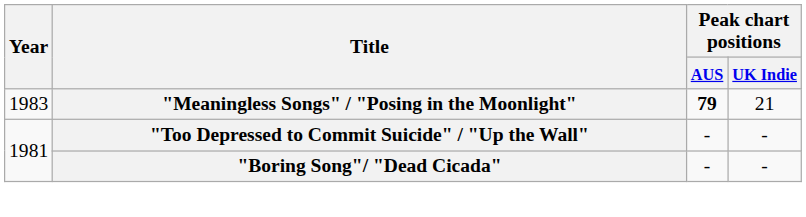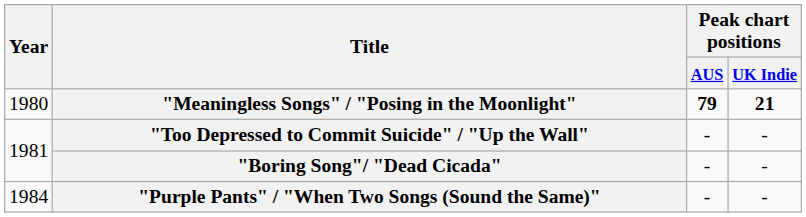(29, 103) 1983 -> (29, 103) 1980
(765, 103) normal -> (765, 103) bold
+ row: (369, 196)
